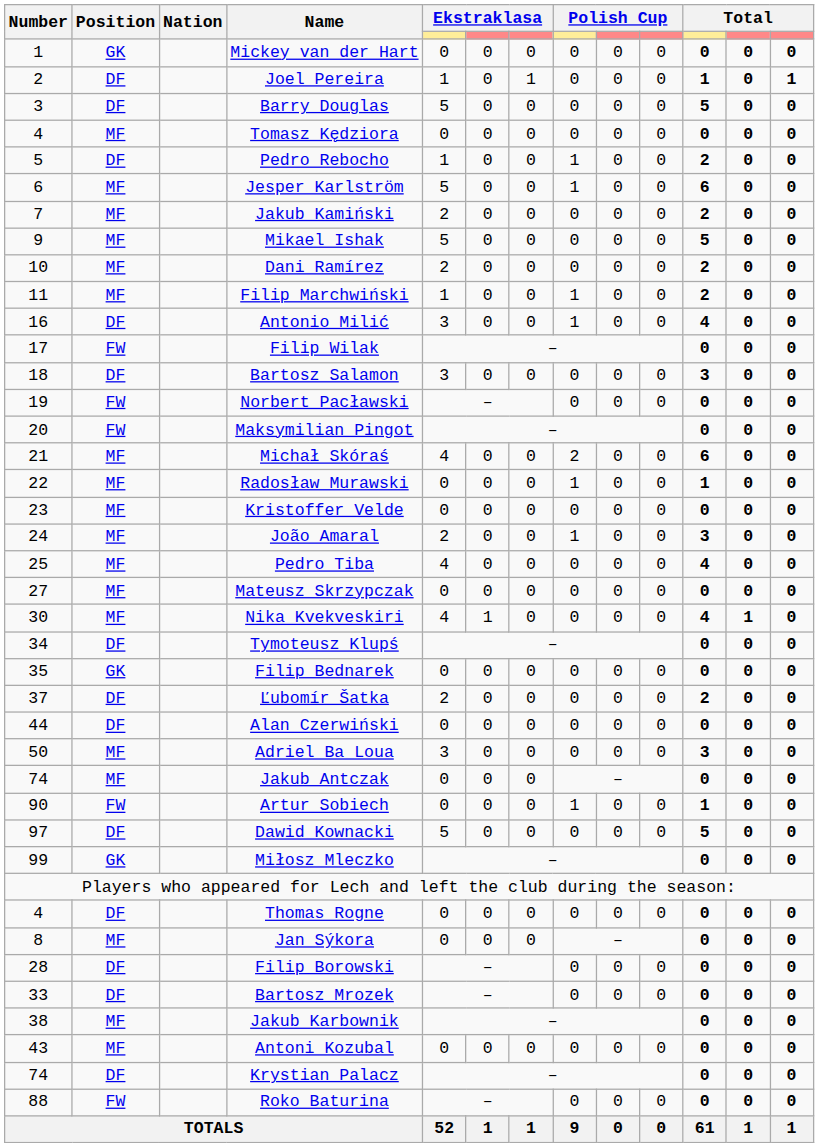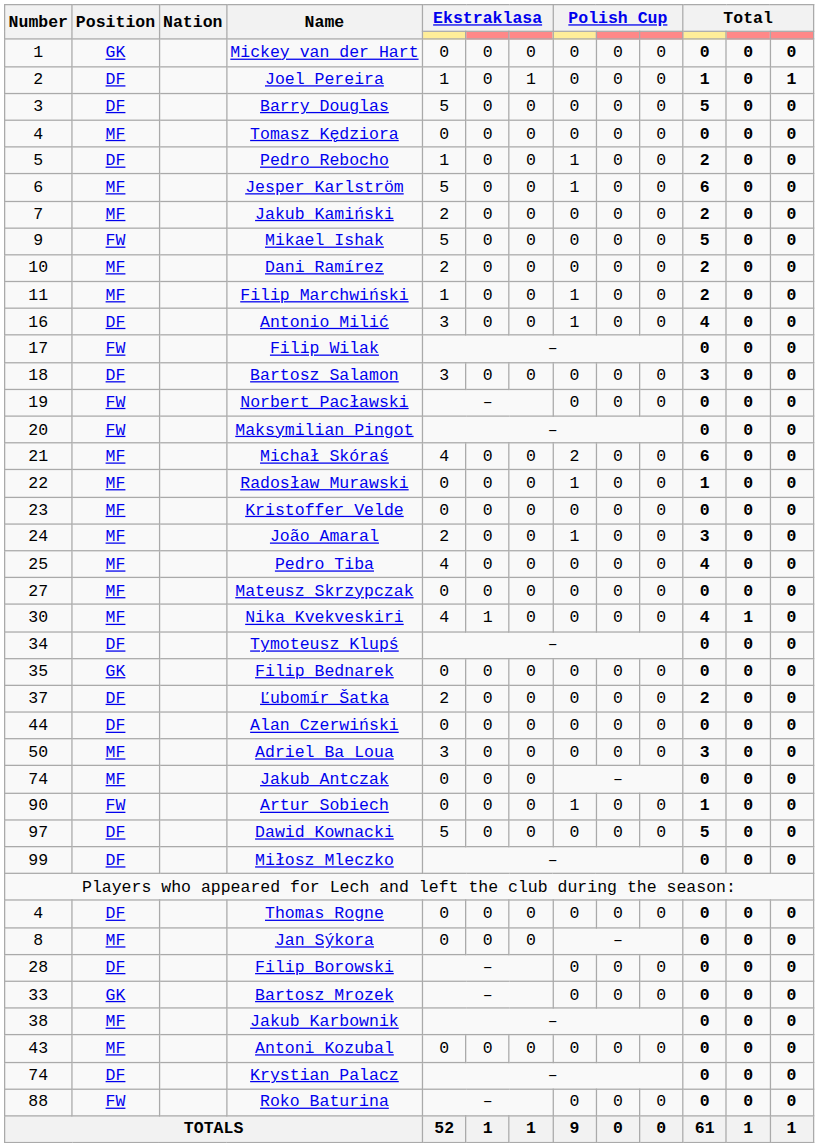(116, 241) MF -> (116, 241) FW
(116, 860) GK -> (116, 860) DF
(116, 995) DF -> (116, 995) GK
